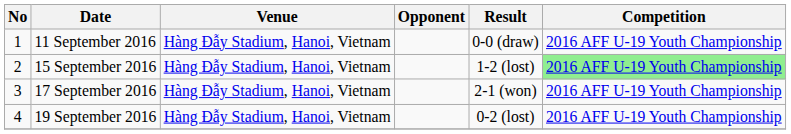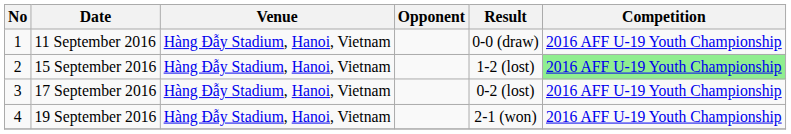(505, 91) 2-1 (won) -> (505, 91) 0-2 (lost)
(505, 116) 0-2 (lost) -> (505, 116) 2-1 (won)
